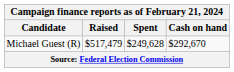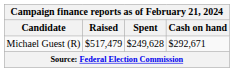(187, 43) $292,670 -> (187, 43) $292,671
